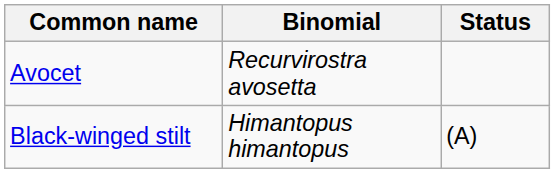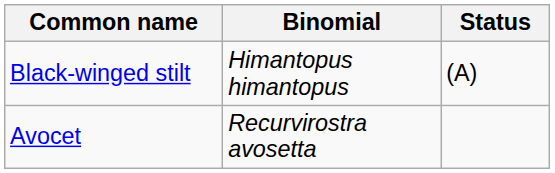rows swapped: (100, 136) <-> (46, 73)
